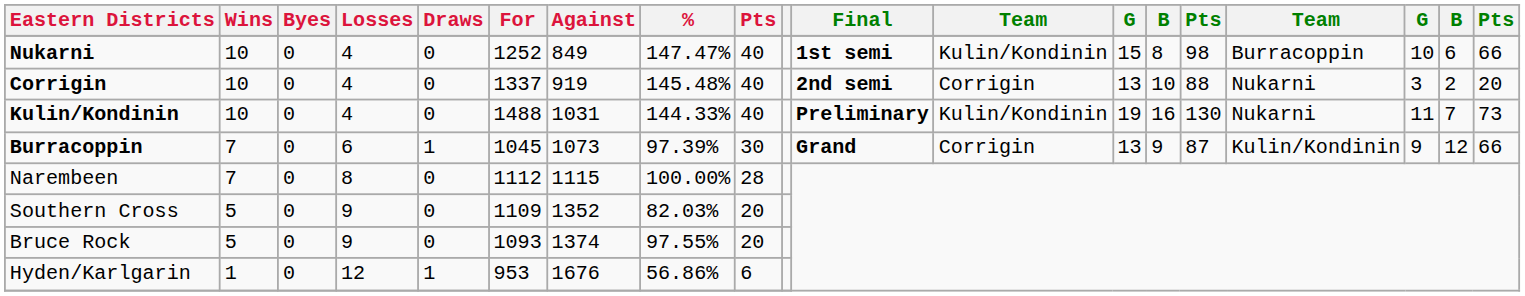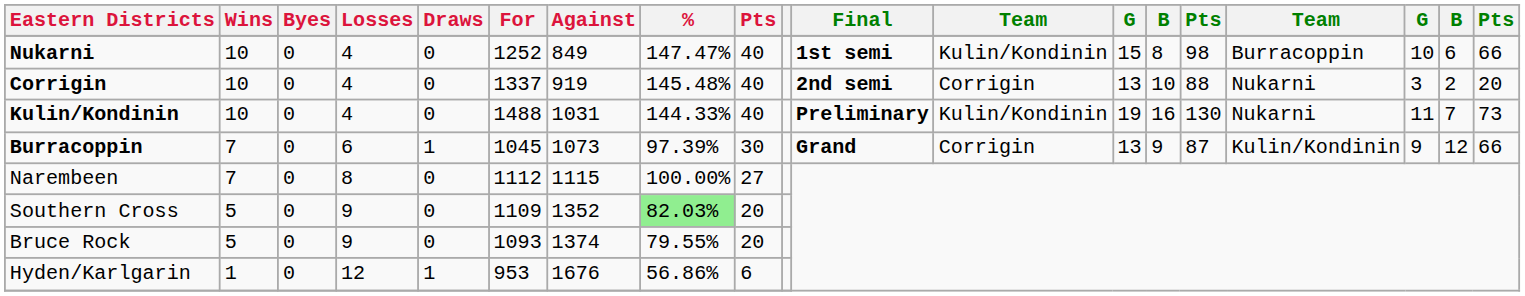(752, 179) 28 -> (752, 179) 27
(682, 211) no background -> (682, 211) lightgreen background
(682, 243) 97.55% -> (682, 243) 79.55%
